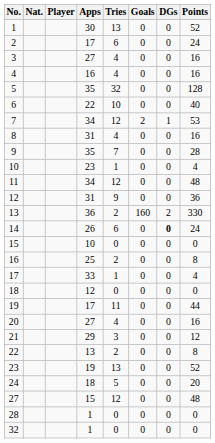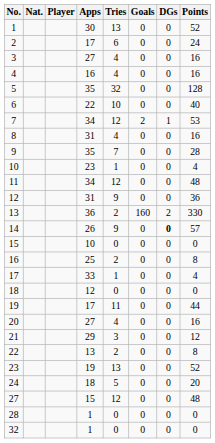(116, 228) 6 -> (116, 228) 9
(195, 228) 24 -> (195, 228) 57
